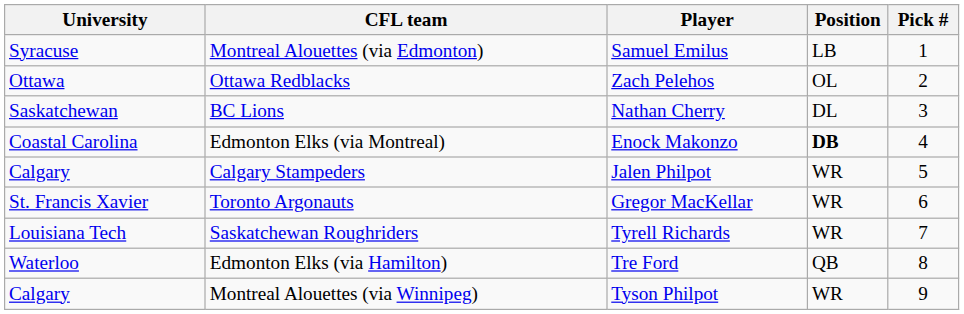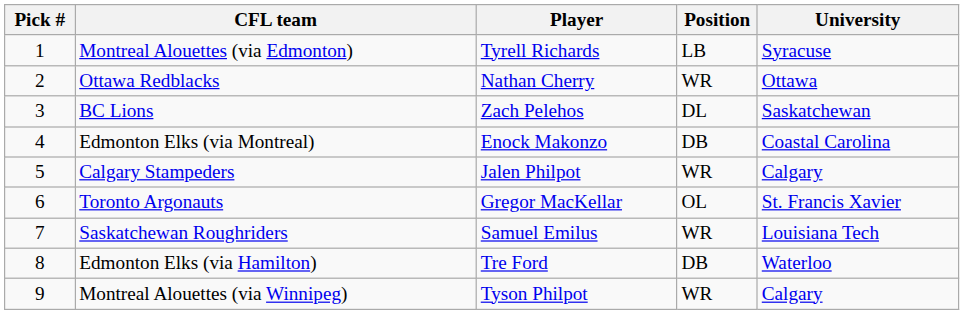columns swapped: (923, 19) <-> (105, 19)
(670, 50) Samuel Emilus -> (540, 50) Tyrell Richards
(663, 80) Zach Pelehos -> (538, 80) Nathan Cherry
(825, 80) OL -> (697, 80) WR
(668, 111) Nathan Cherry -> (532, 111) Zach Pelehos
(825, 141) bold -> (695, 141) normal
(827, 202) WR -> (694, 202) OL
(671, 232) Tyrell Richards -> (539, 232) Samuel Emilus
(825, 263) QB -> (695, 263) DB
